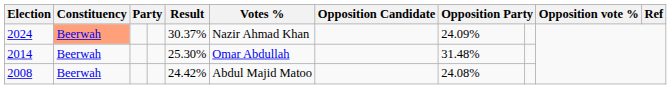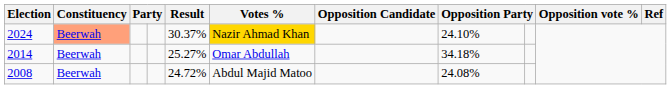(261, 34) no background -> (261, 34) gold background
(460, 34) 24.09% -> (460, 34) 24.10%
(187, 53) 25.30% -> (187, 53) 25.27%
(460, 53) 31.48% -> (460, 53) 34.18%
(187, 73) 24.42% -> (187, 73) 24.72%
